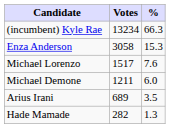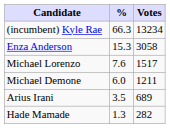columns swapped: (126, 13) <-> (153, 13)
